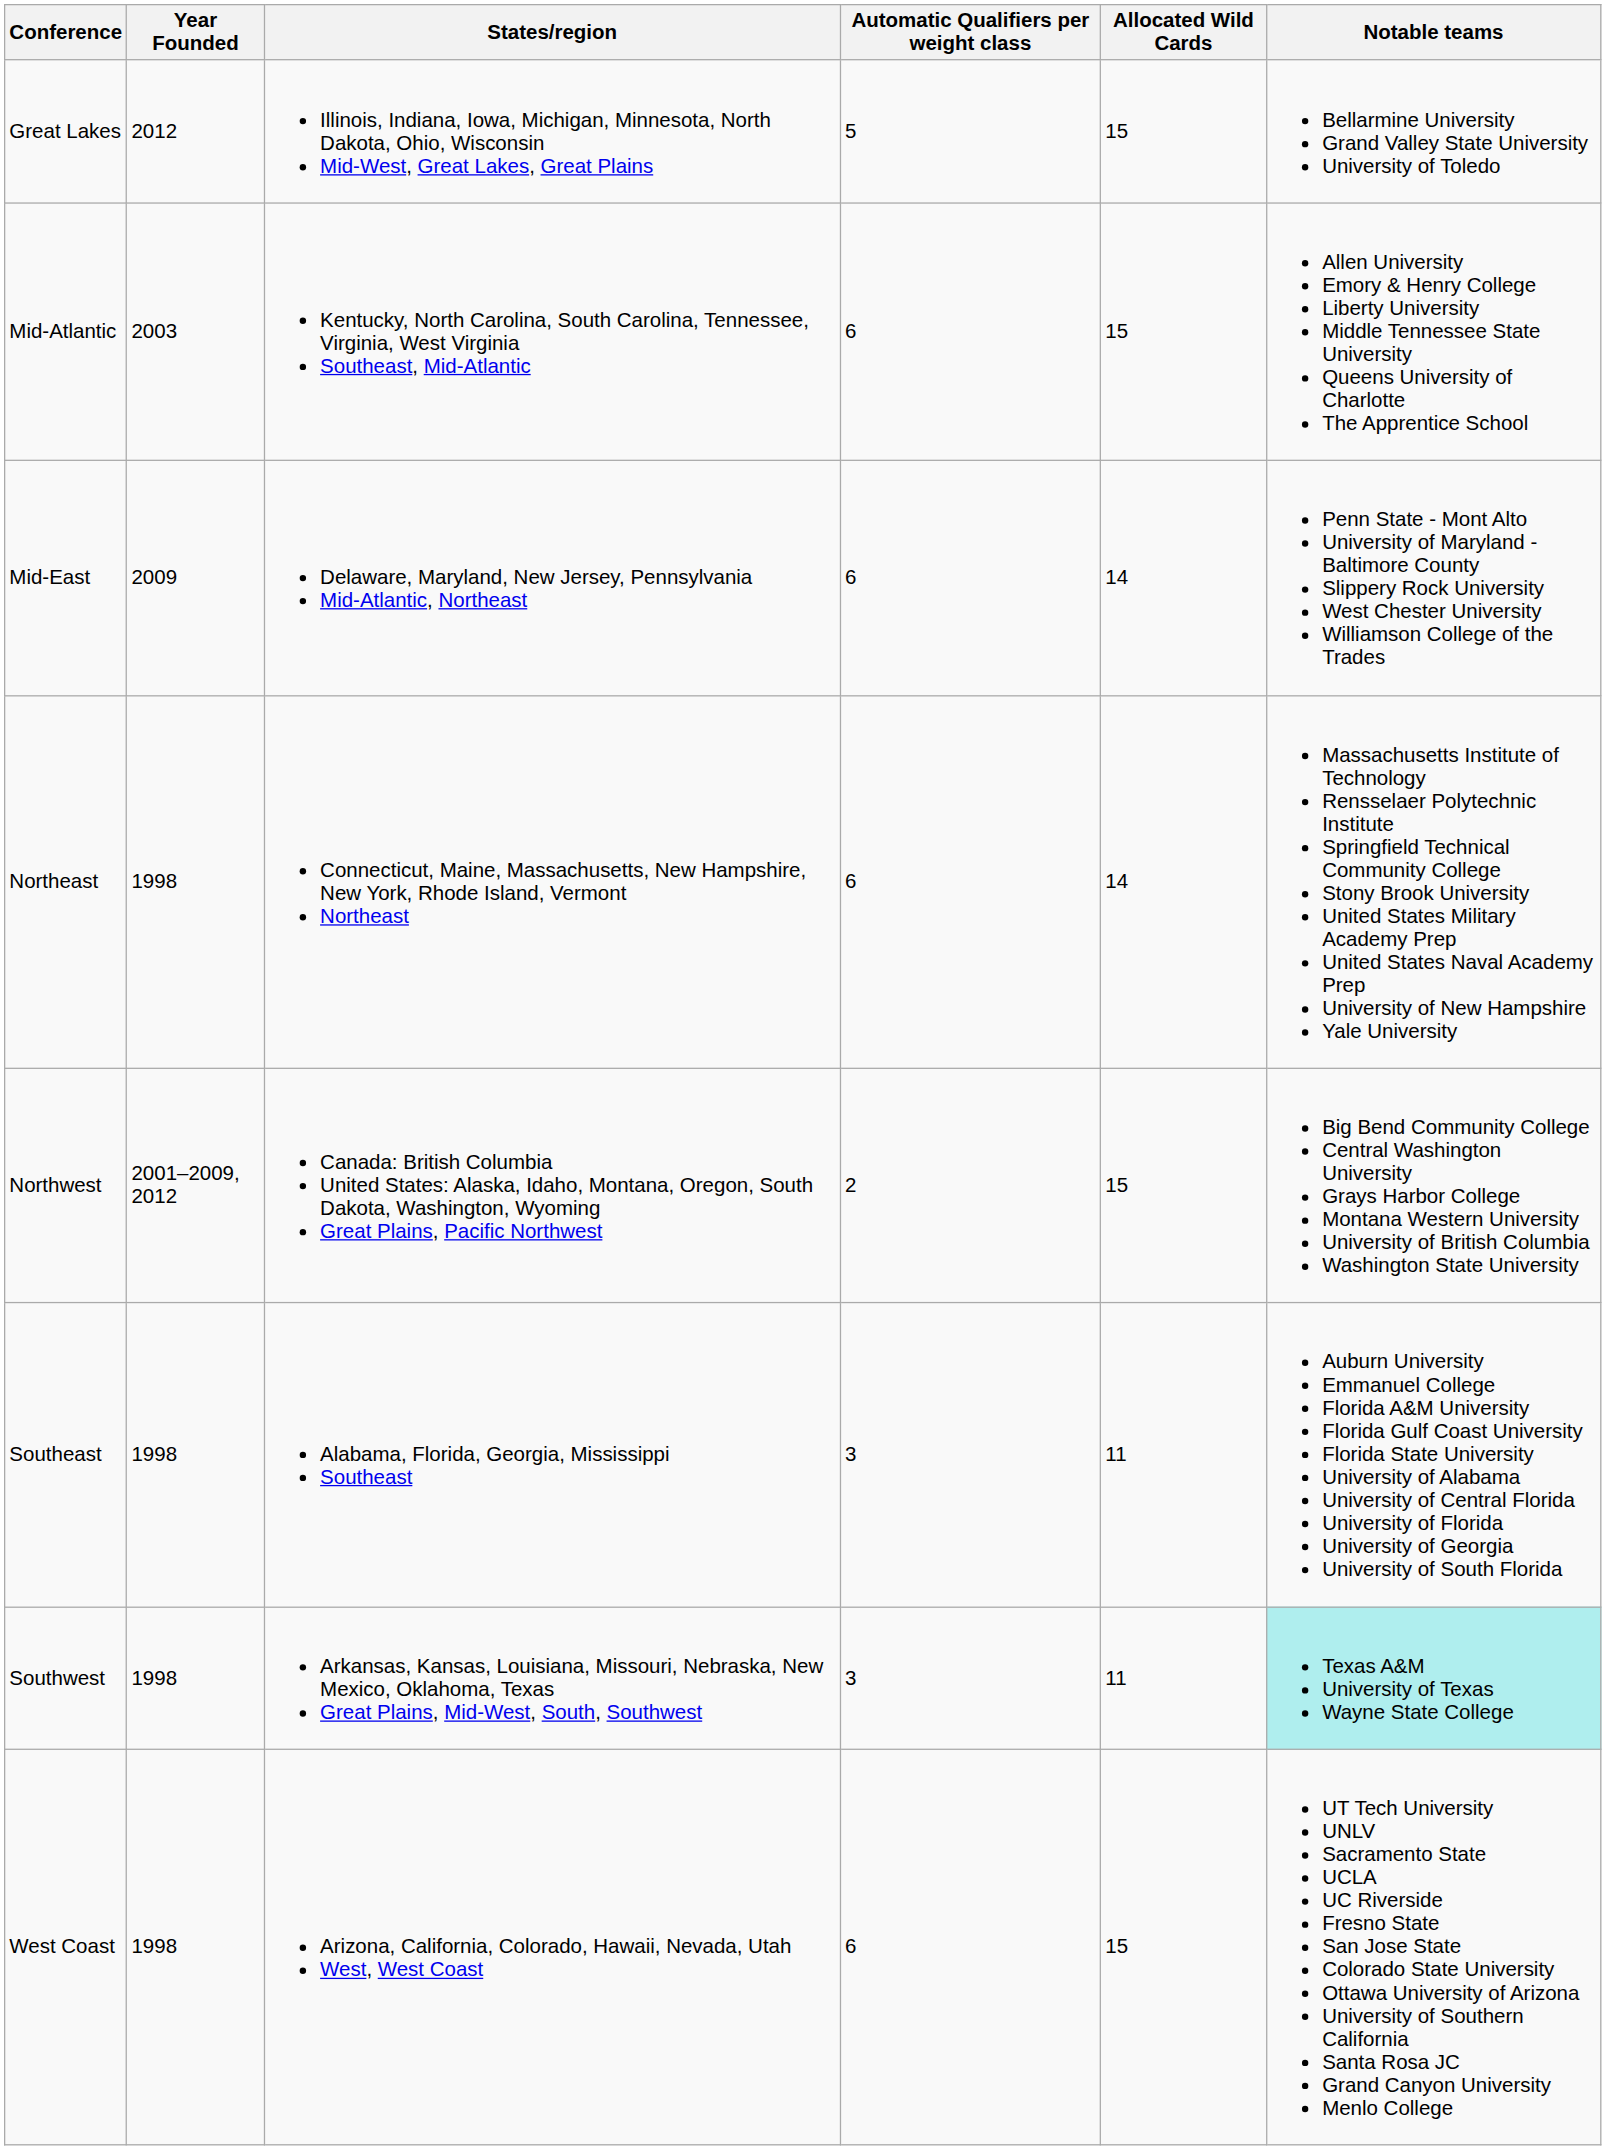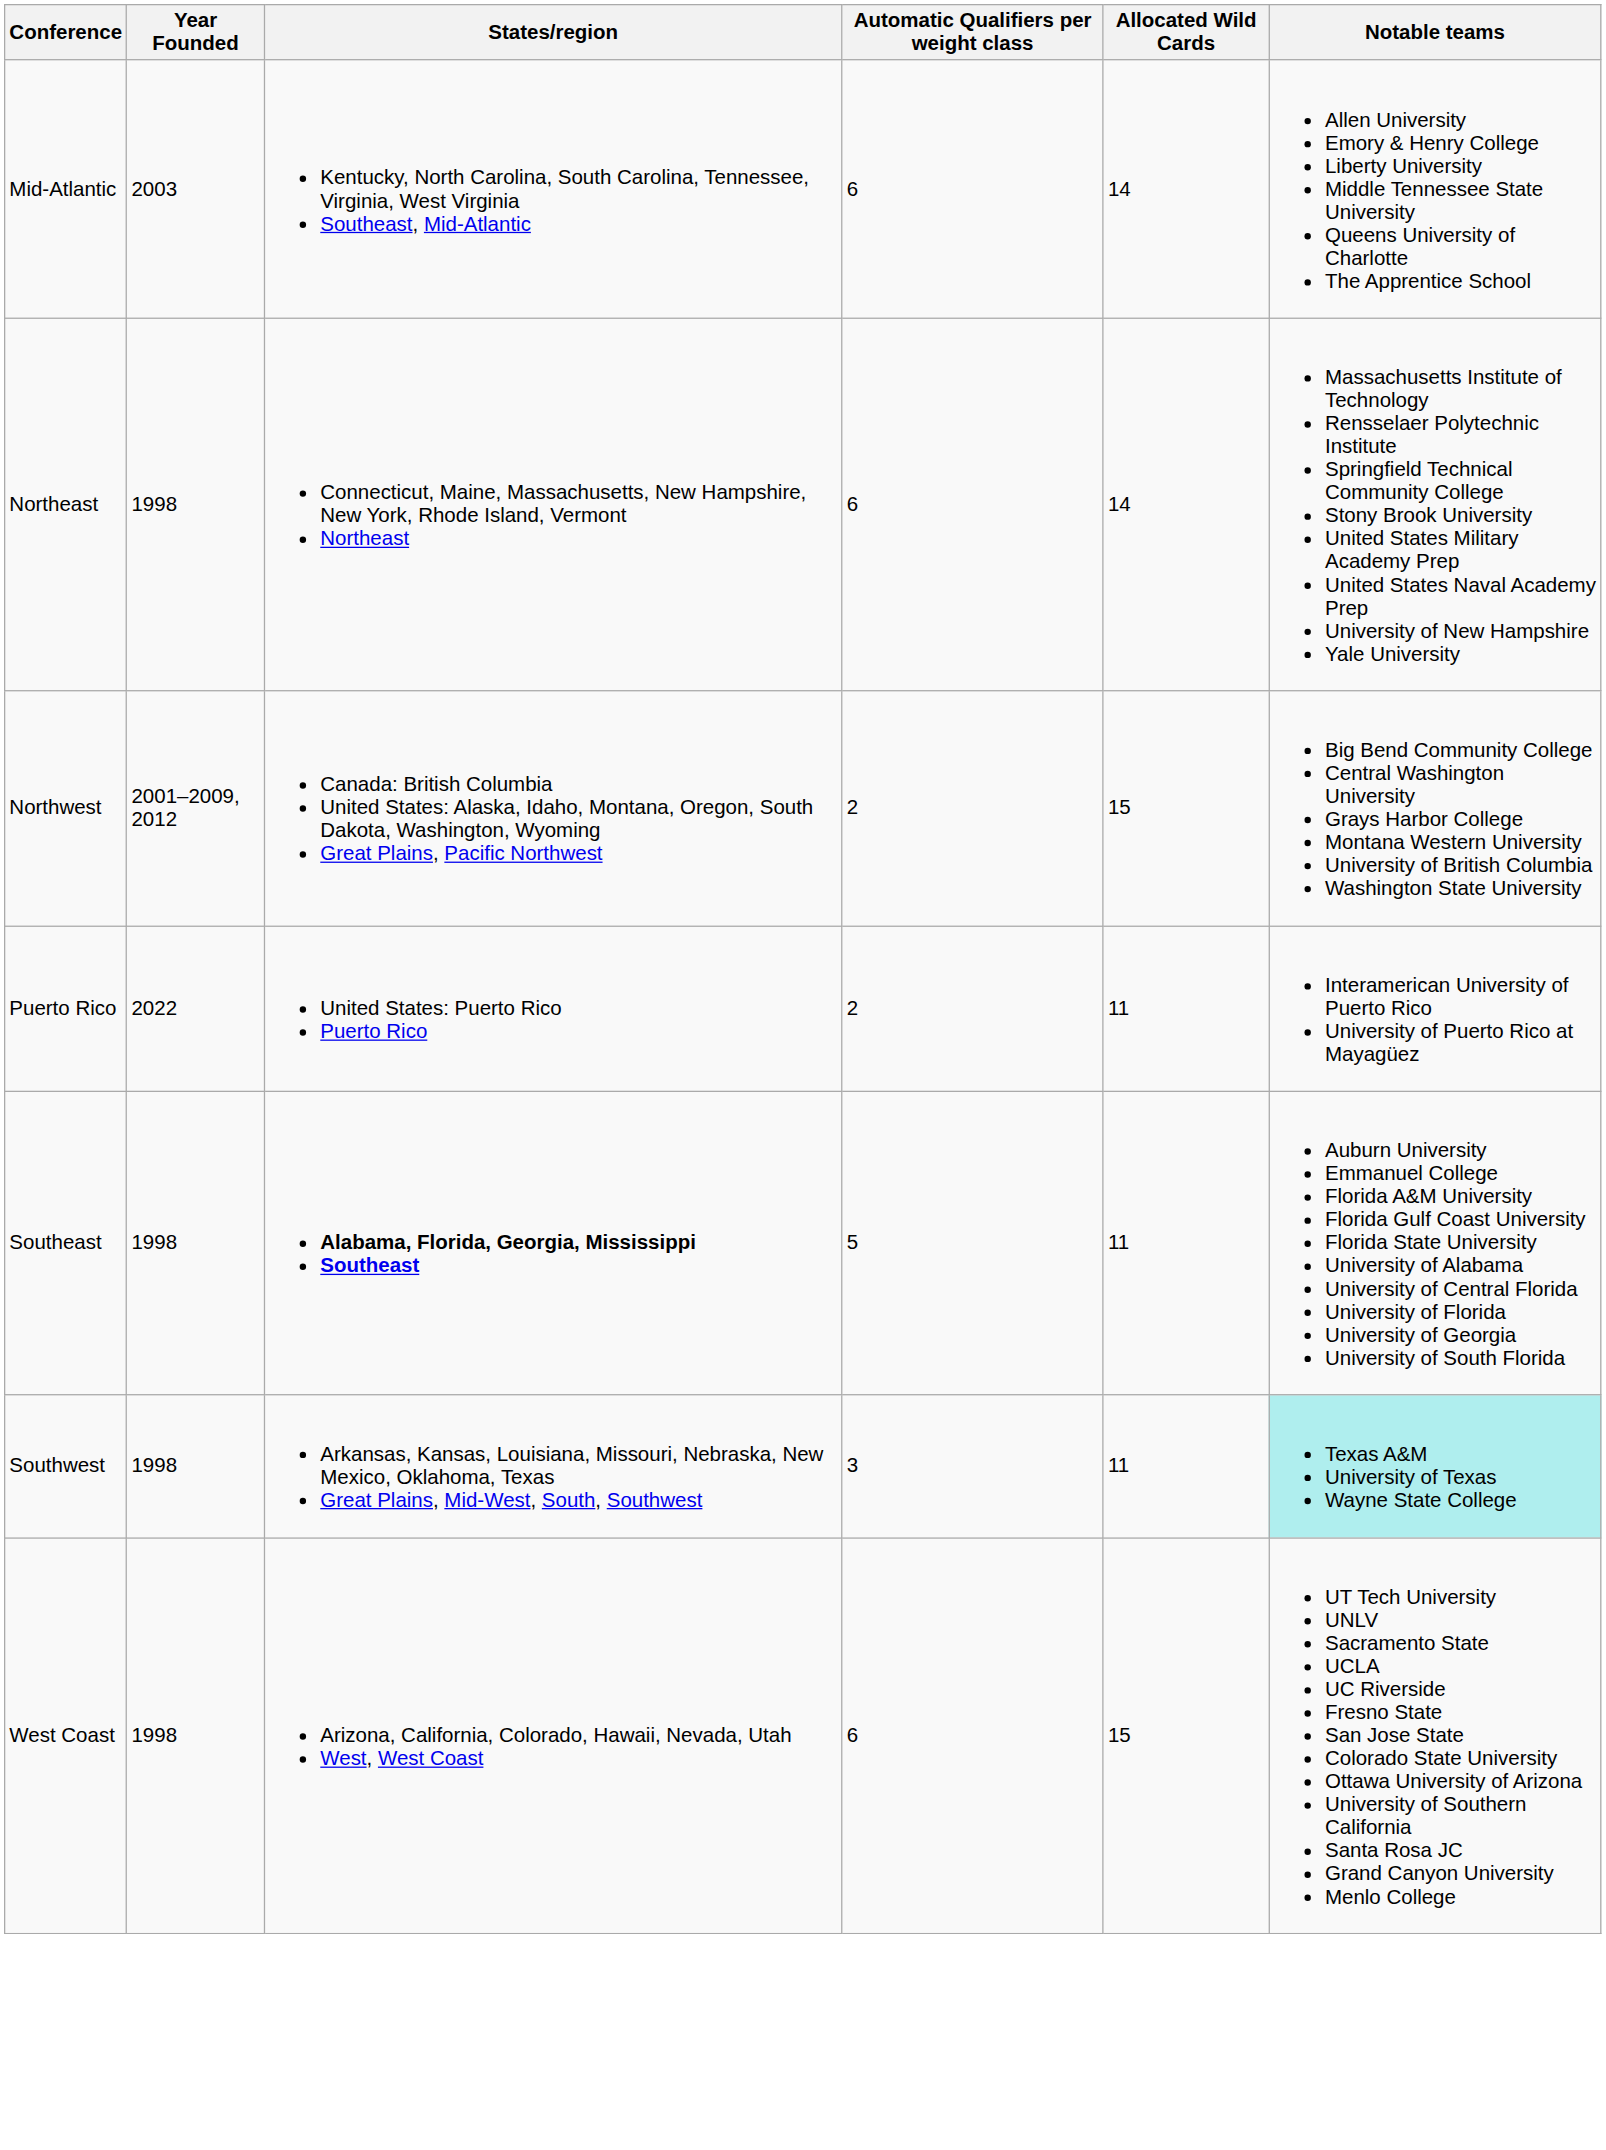- row: (65, 131)
(1117, 331) 15 -> (1119, 188) 14
- row: (50, 577)
+ row: (63, 1008)
(552, 1466) normal -> (553, 1255) bold
(851, 1454) 3 -> (852, 1242) 5
